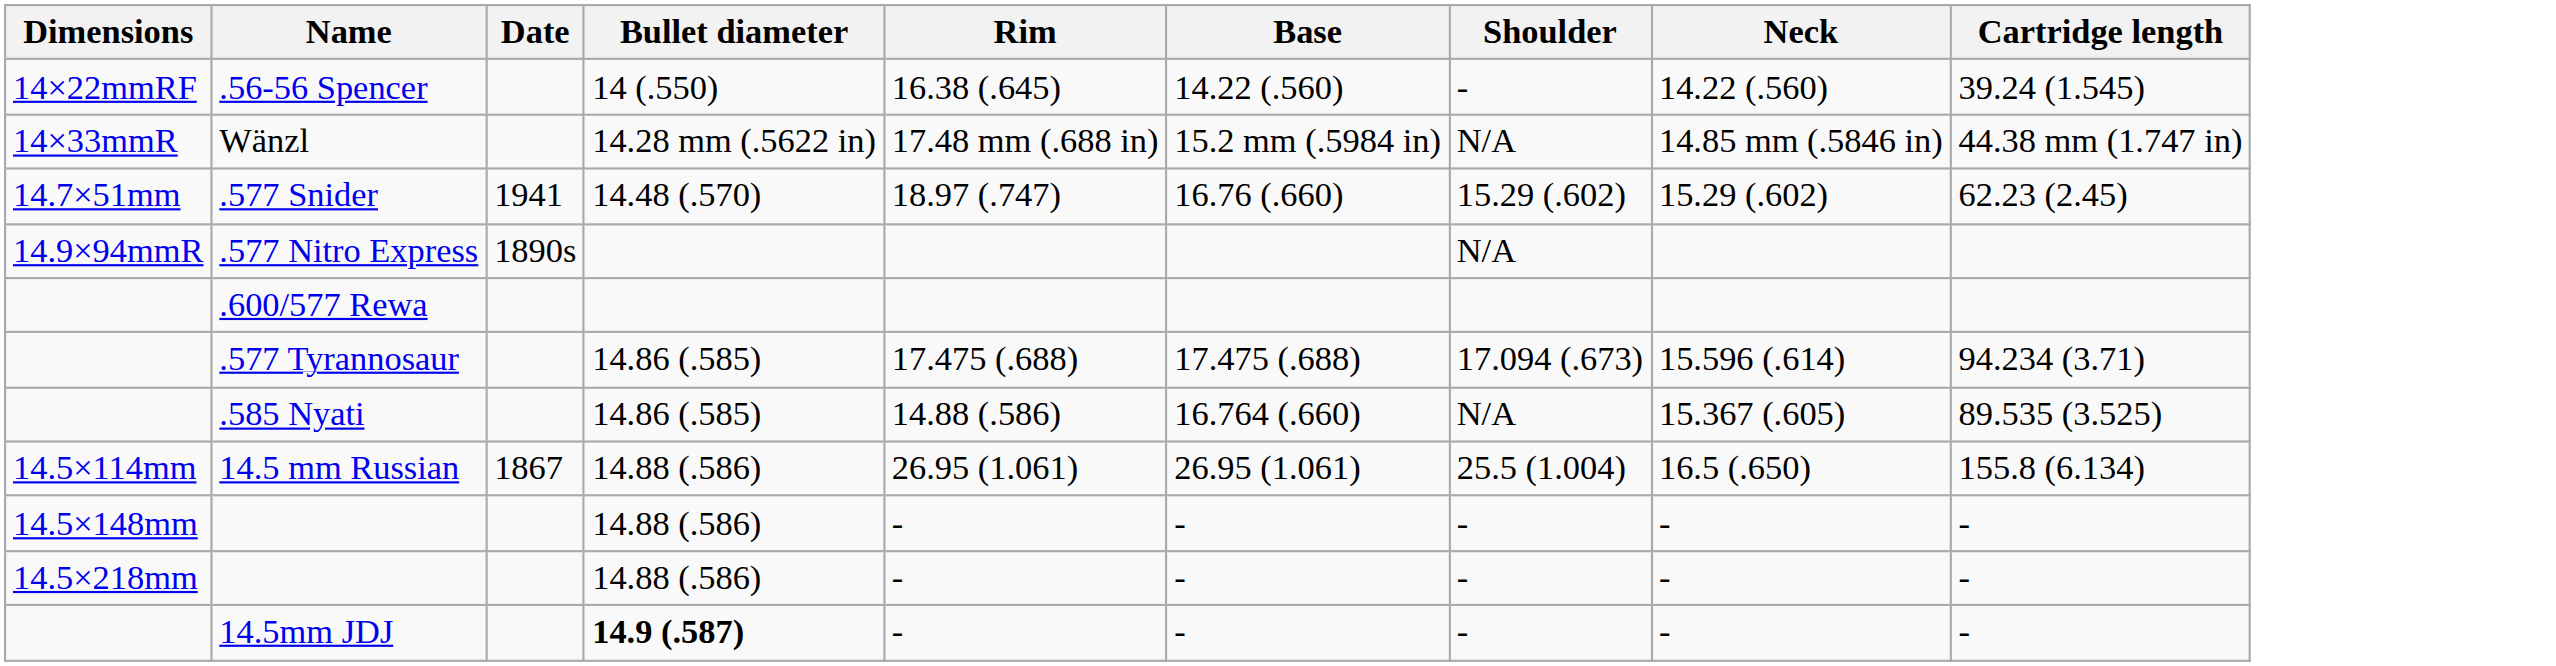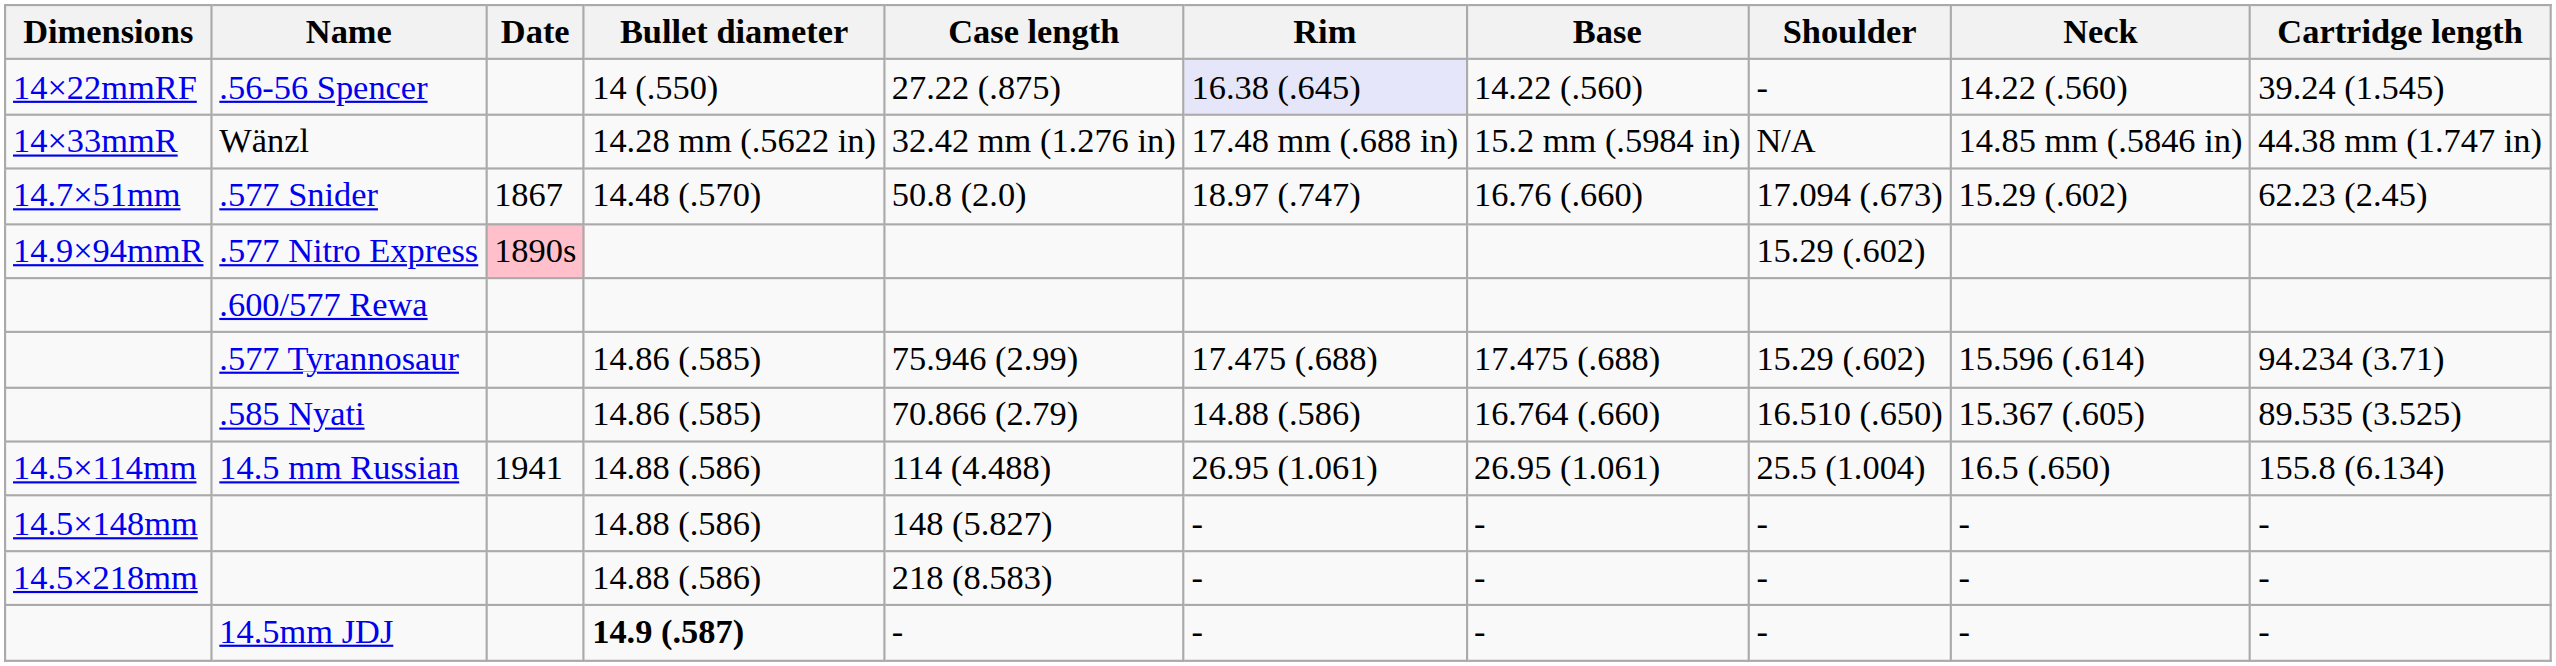+ column: (1034, 31)
(976, 86) no background -> (1276, 86) lavender background
(529, 195) 1941 -> (529, 195) 1867
(1541, 195) 15.29 (.602) -> (1850, 195) 17.094 (.673)
(535, 250) no background -> (535, 250) pink background
(1486, 250) N/A -> (1841, 250) 15.29 (.602)
(1550, 359) 17.094 (.673) -> (1841, 359) 15.29 (.602)
(1486, 413) N/A -> (1850, 413) 16.510 (.650)
(529, 468) 1867 -> (529, 468) 1941
